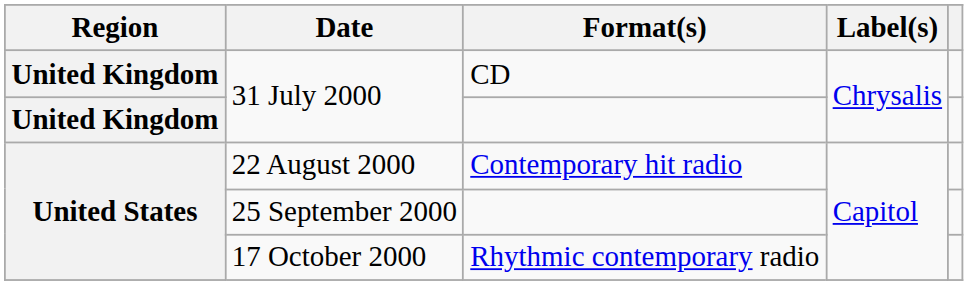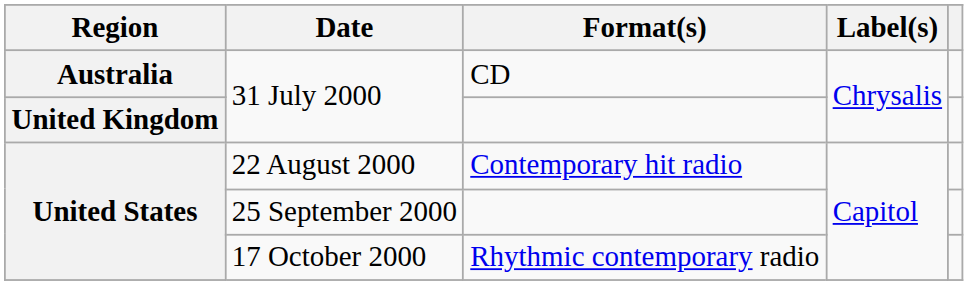(115, 73) United Kingdom -> (115, 73) Australia
